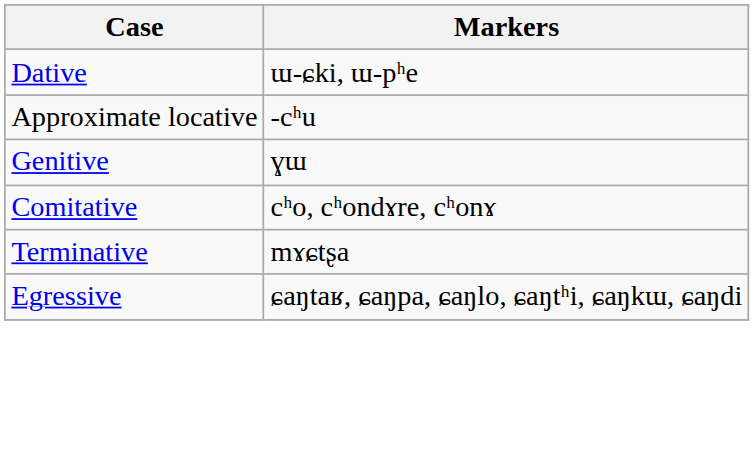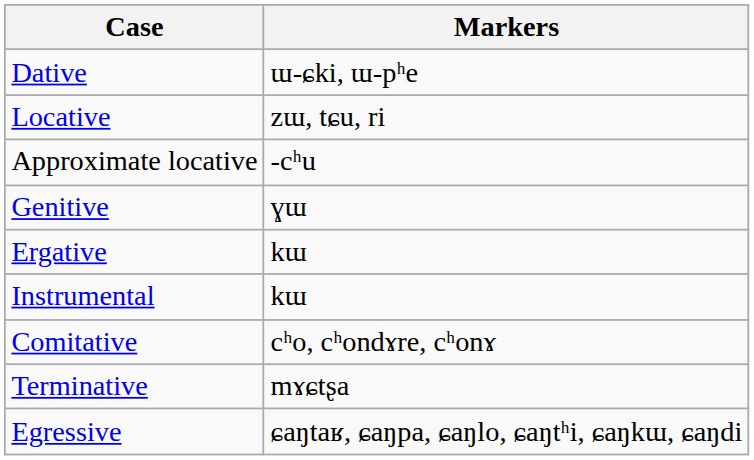+ row: (61, 116)
+ row: (59, 251)
+ row: (83, 296)
